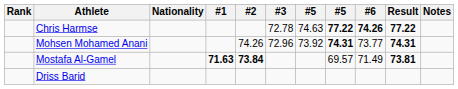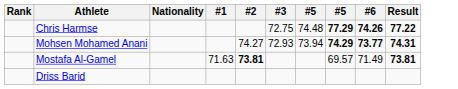- column: (437, 12)
(281, 28) 72.78 -> (281, 28) 72.75
(311, 28) 74.63 -> (311, 28) 74.48
(340, 28) 77.22 -> (340, 28) 77.29
(251, 44) 74.26 -> (251, 44) 74.27
(281, 44) 72.96 -> (281, 44) 72.93
(311, 44) 73.92 -> (311, 44) 73.94
(340, 44) 74.31 -> (340, 44) 74.29
(370, 44) normal -> (370, 44) bold
(221, 60) bold -> (221, 60) normal
(251, 60) 73.84 -> (251, 60) 73.81
